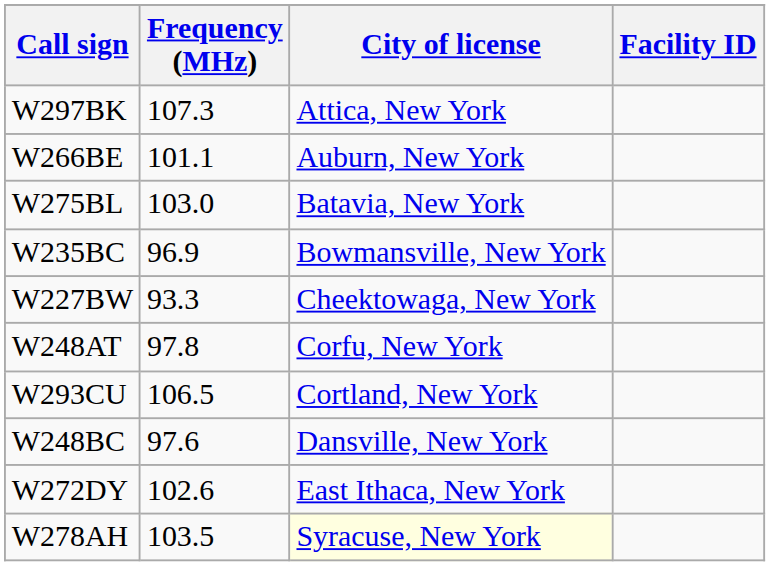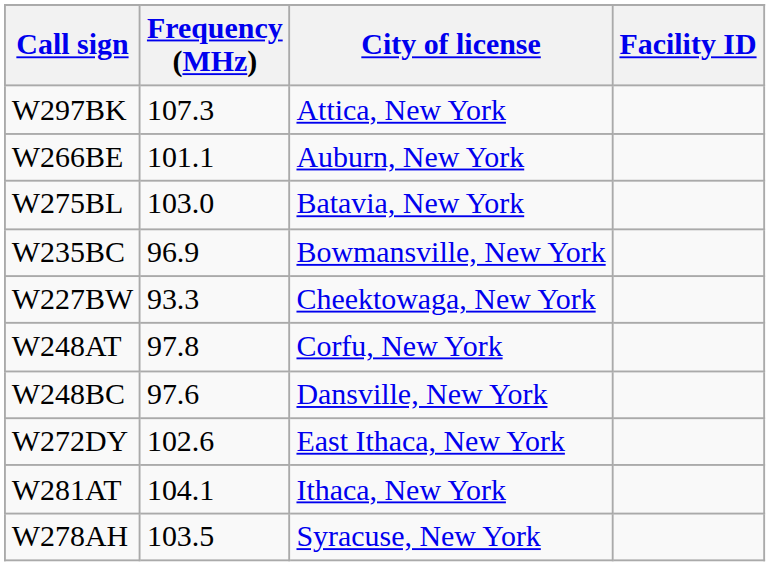- row: (69, 394)
+ row: (67, 488)
(419, 536) lightyellow background -> (419, 536) no background
